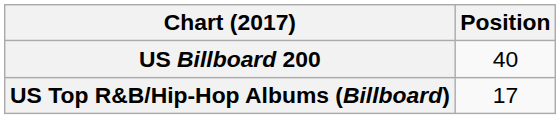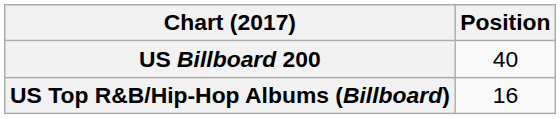(505, 95) 17 -> (505, 95) 16
